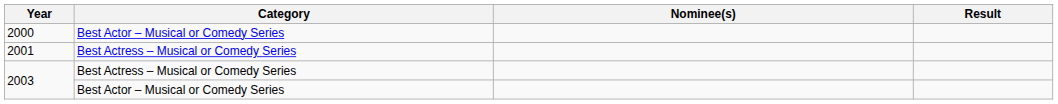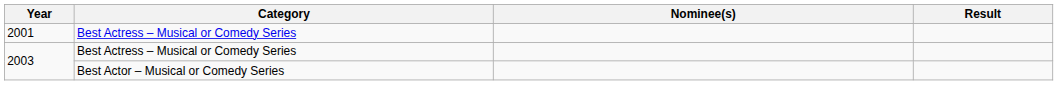- row: (21, 33)
